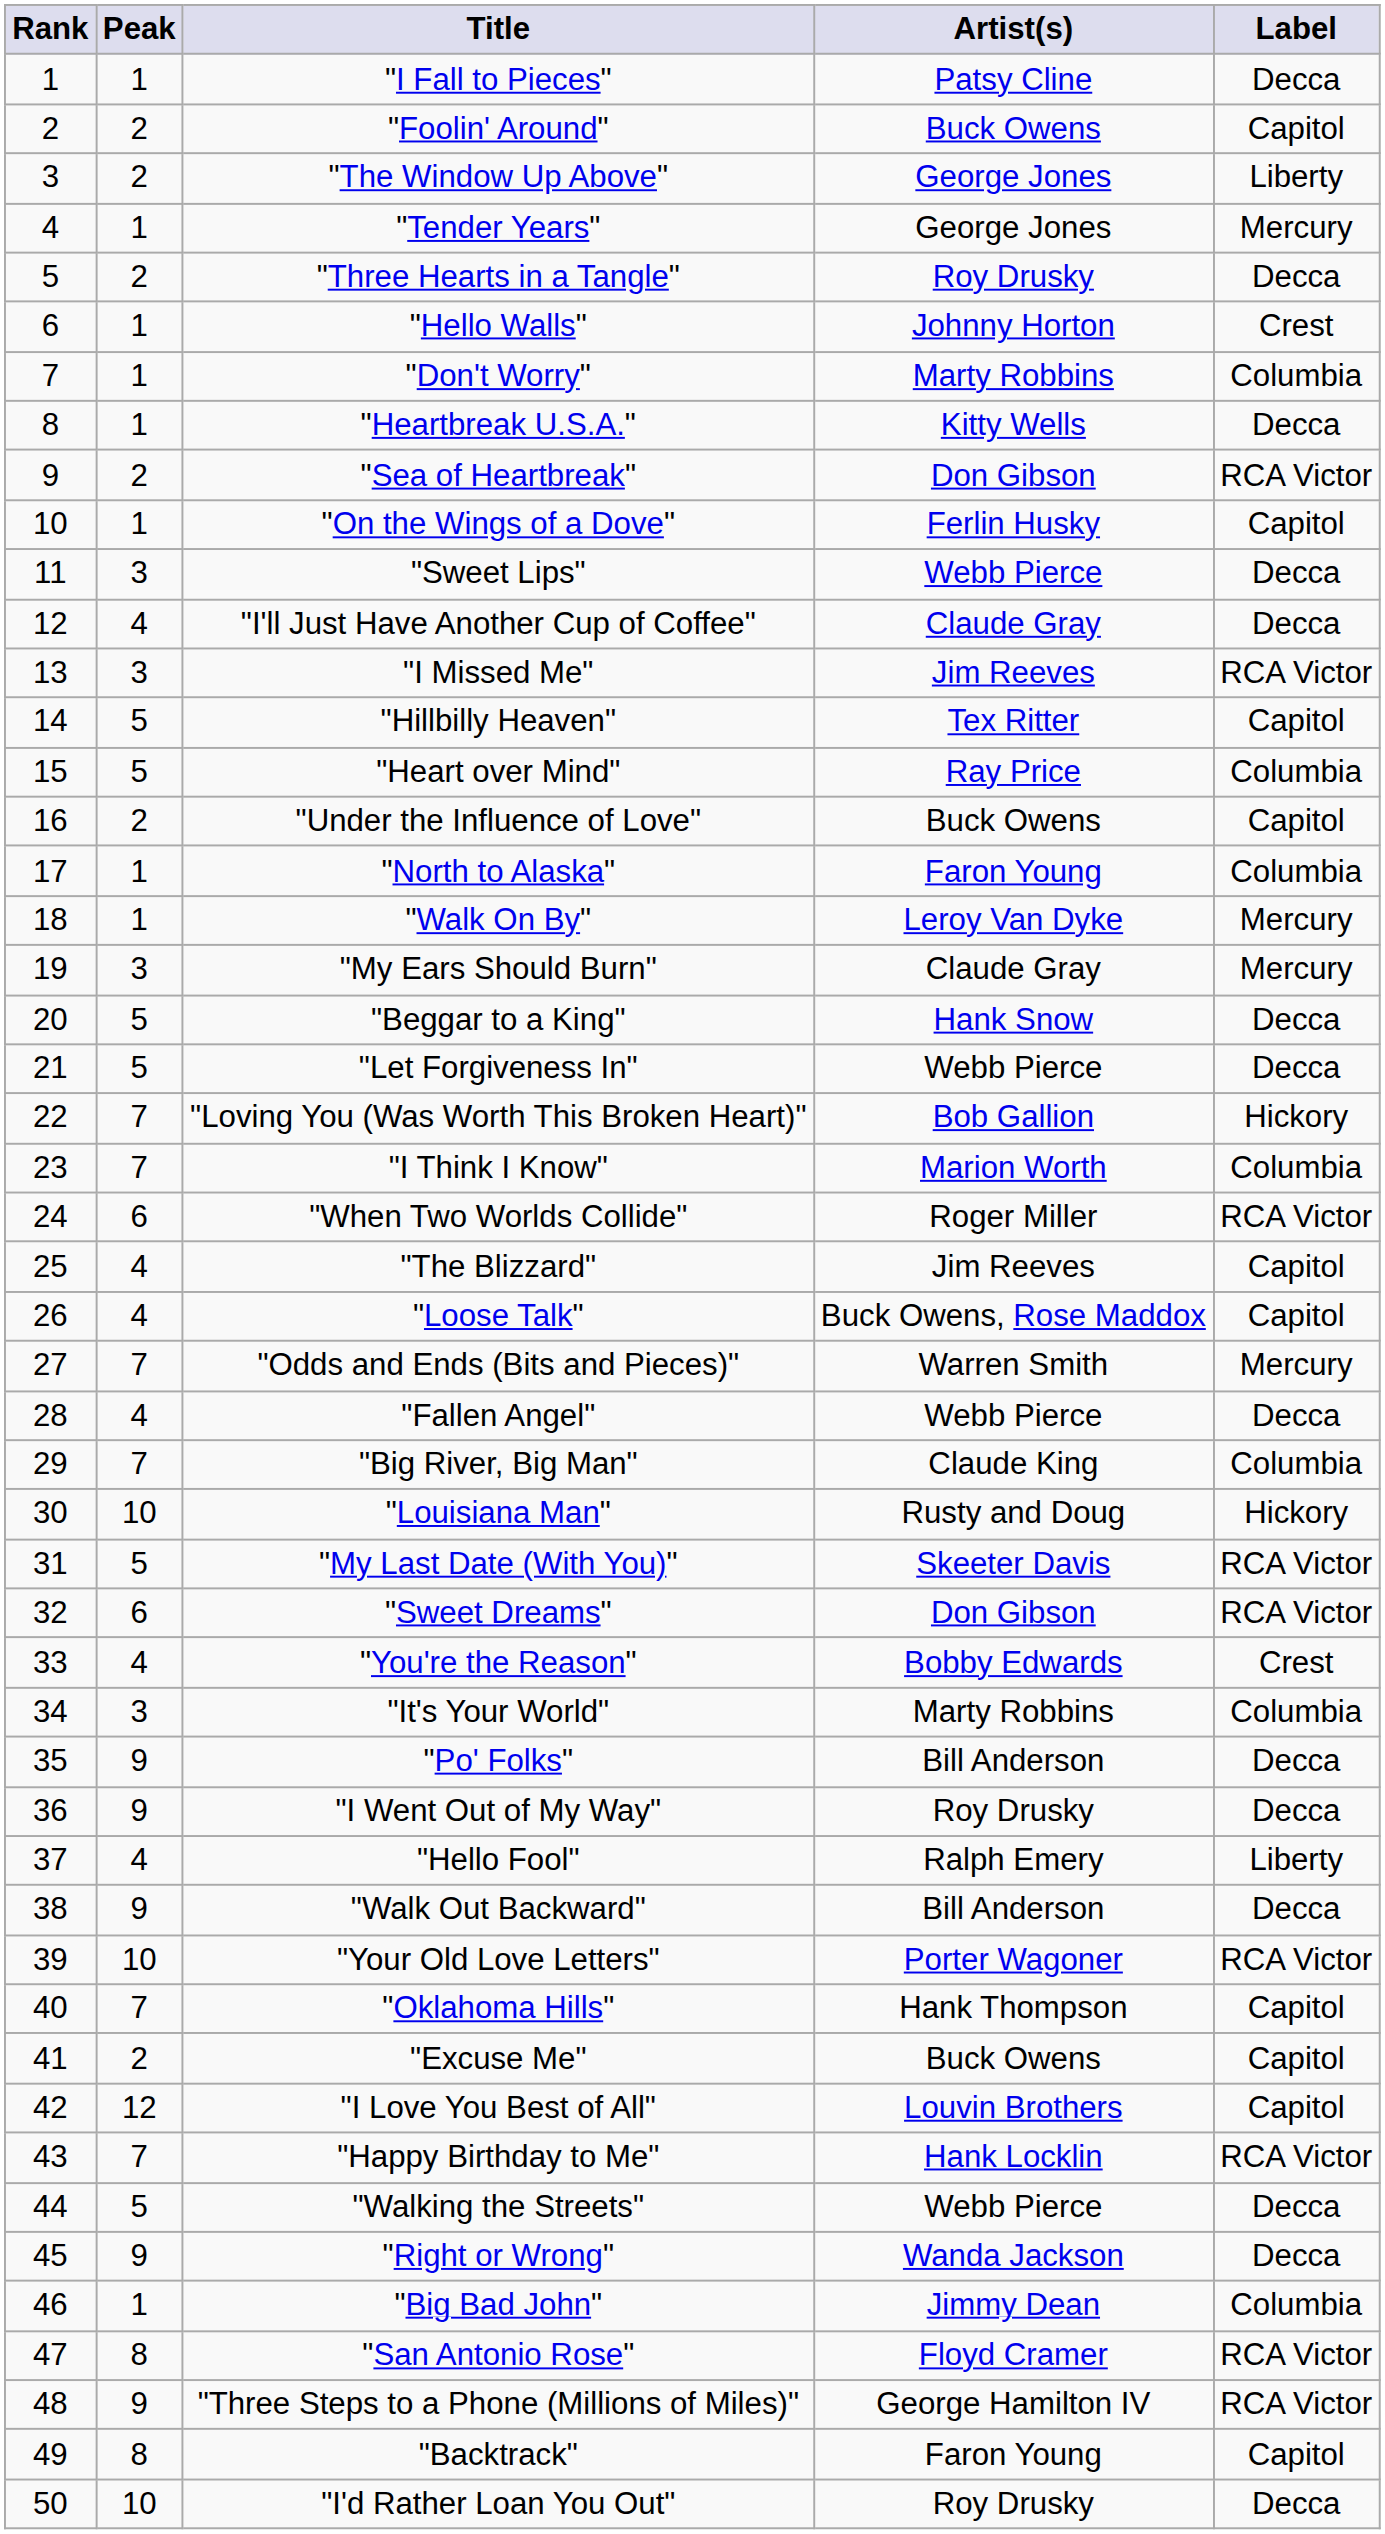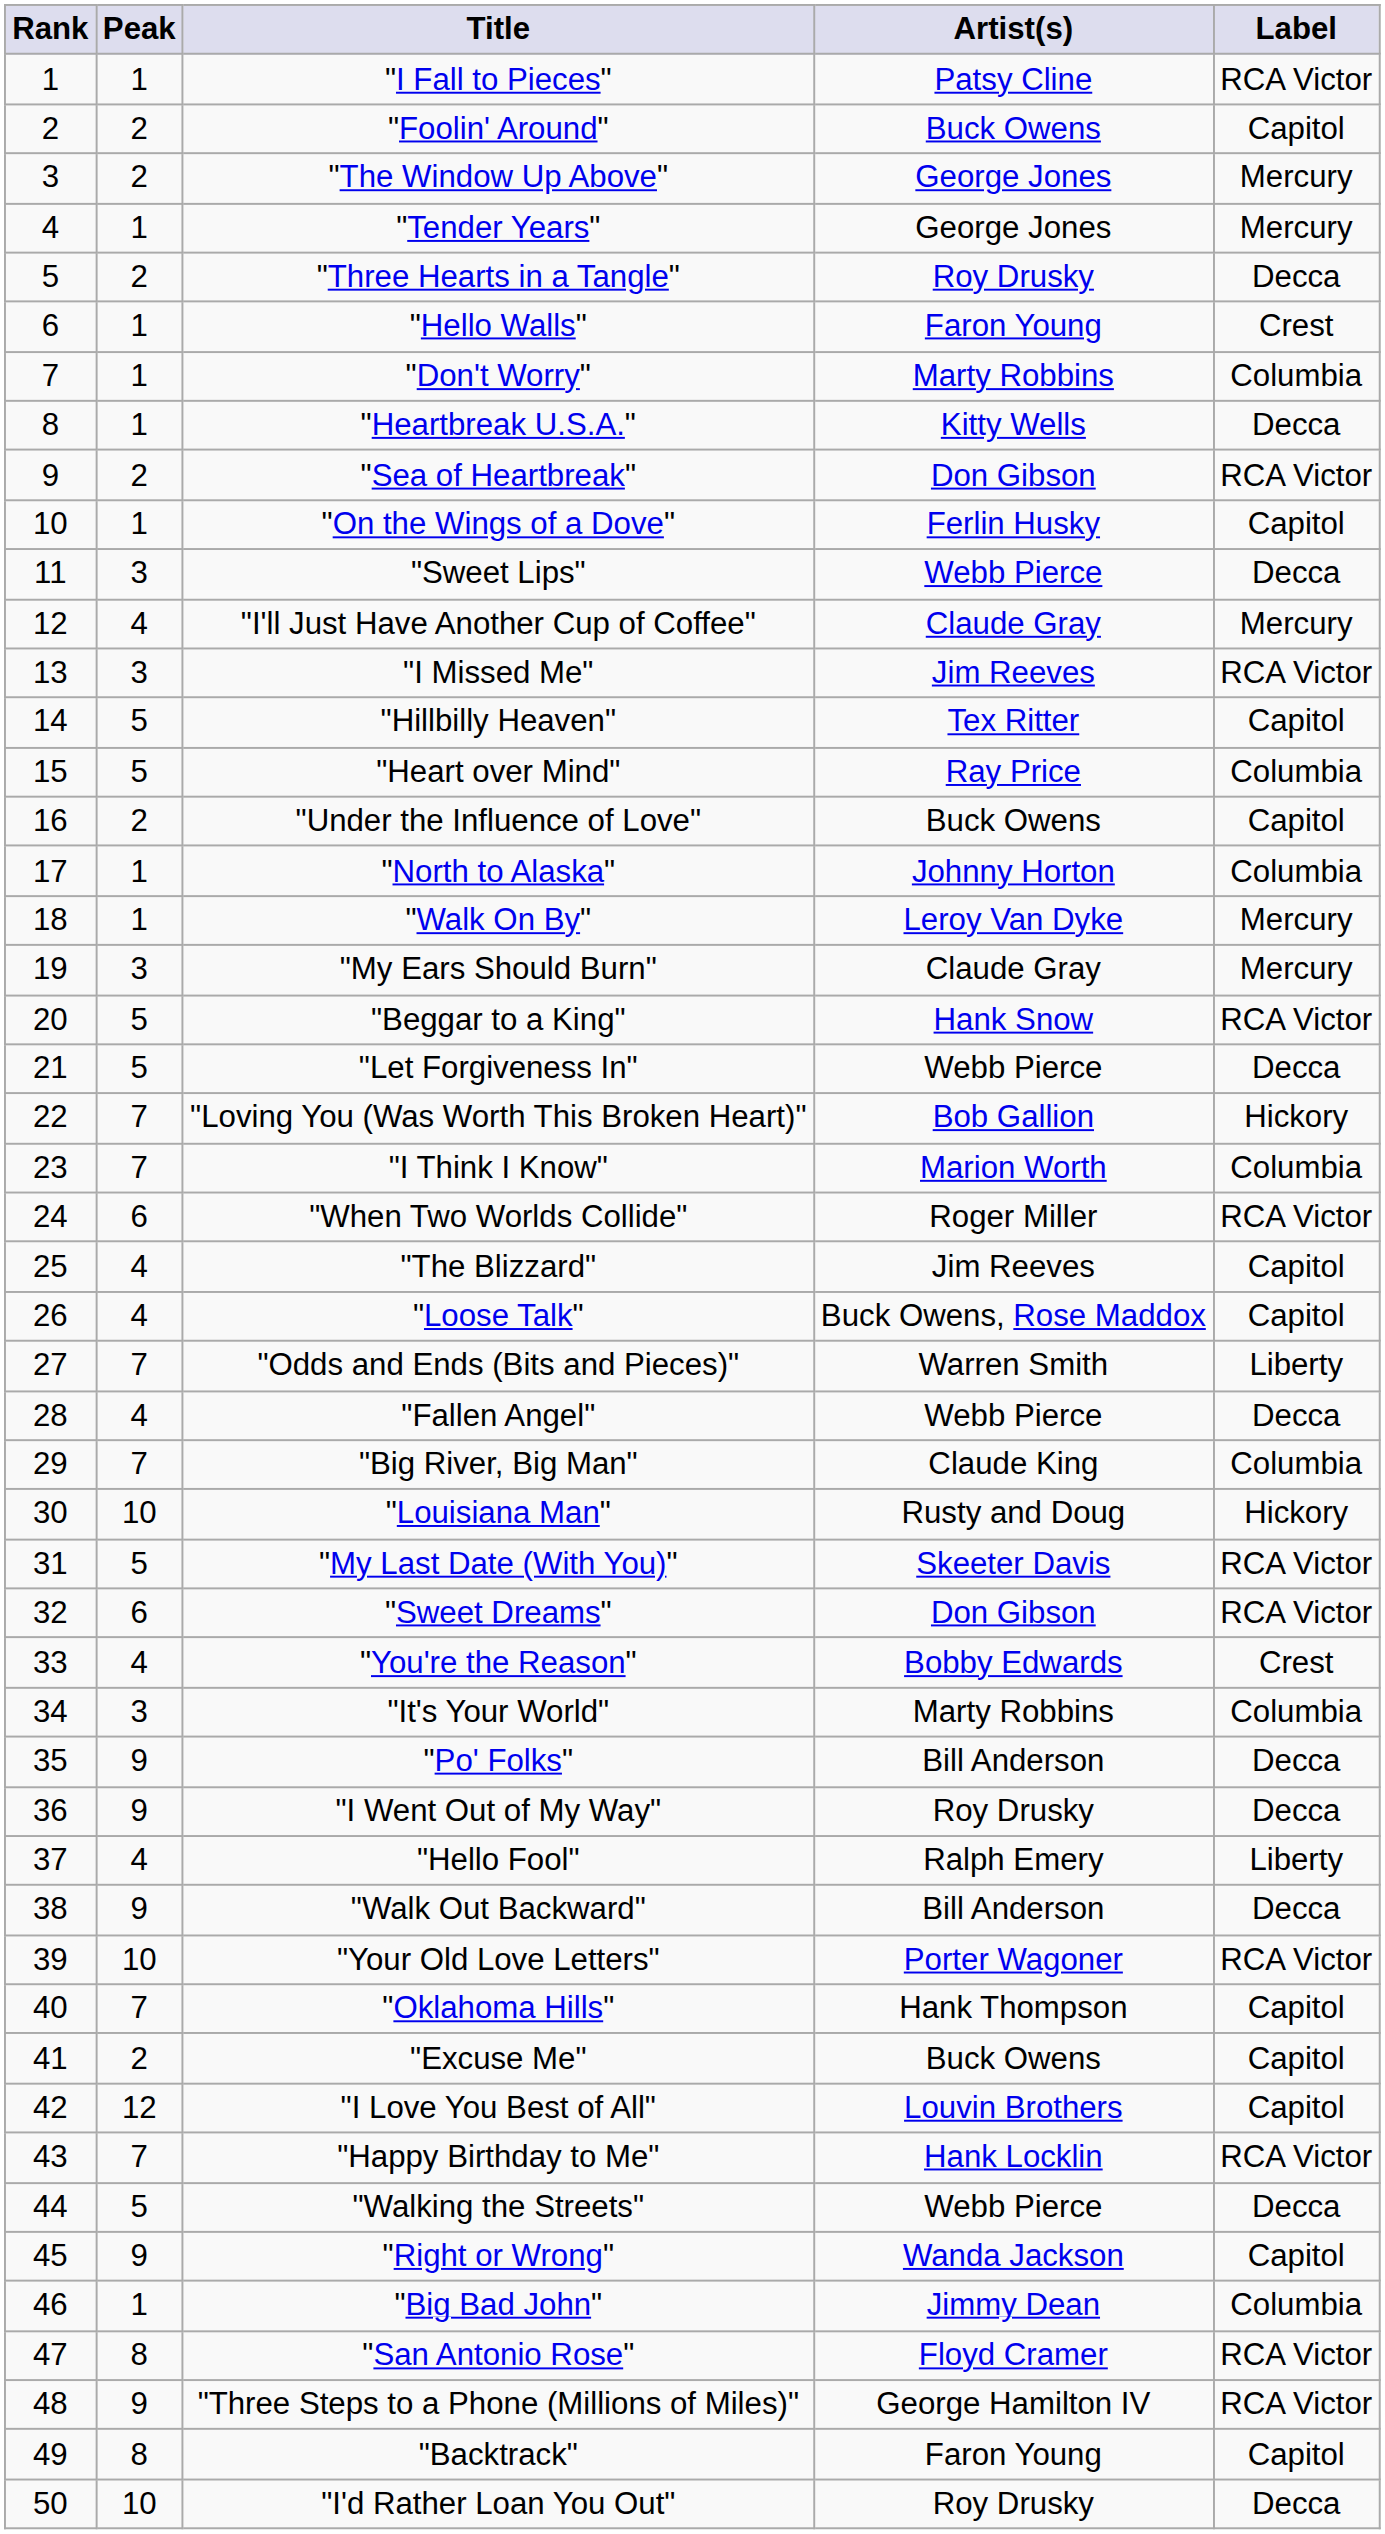(1296, 78) Decca -> (1296, 78) RCA Victor
(1296, 177) Liberty -> (1296, 177) Mercury
(1013, 326) Johnny Horton -> (1013, 326) Faron Young
(1296, 623) Decca -> (1296, 623) Mercury
(1013, 870) Faron Young -> (1013, 870) Johnny Horton
(1296, 1018) Decca -> (1296, 1018) RCA Victor
(1296, 1365) Mercury -> (1296, 1365) Liberty
(1296, 2255) Decca -> (1296, 2255) Capitol
